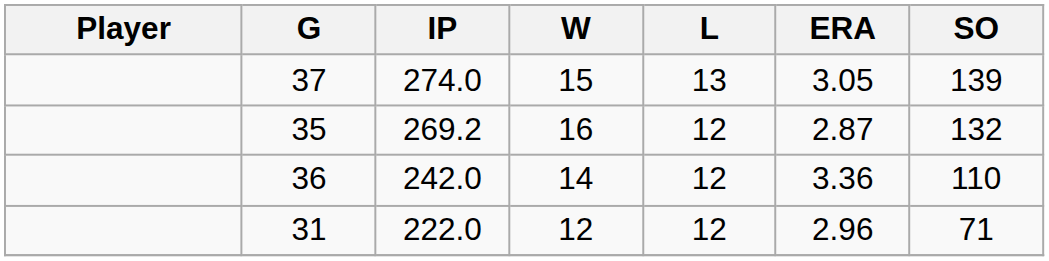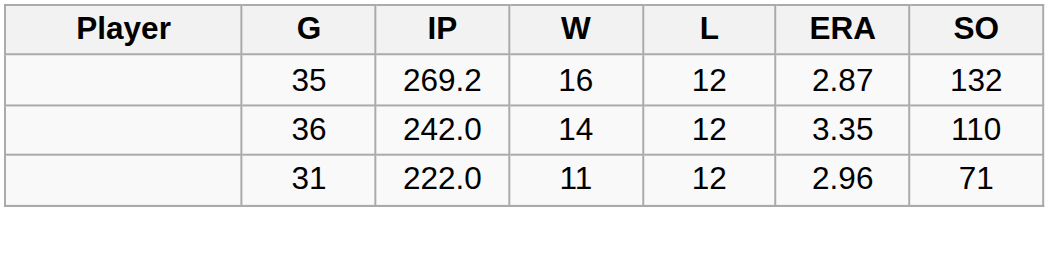- row: (309, 79)
(843, 179) 3.36 -> (843, 129) 3.35
(576, 229) 12 -> (576, 179) 11
